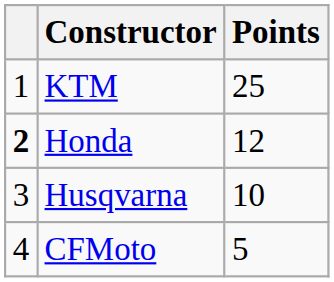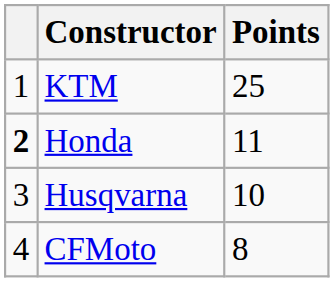(248, 140) 12 -> (248, 140) 11
(240, 249) 5 -> (240, 249) 8
